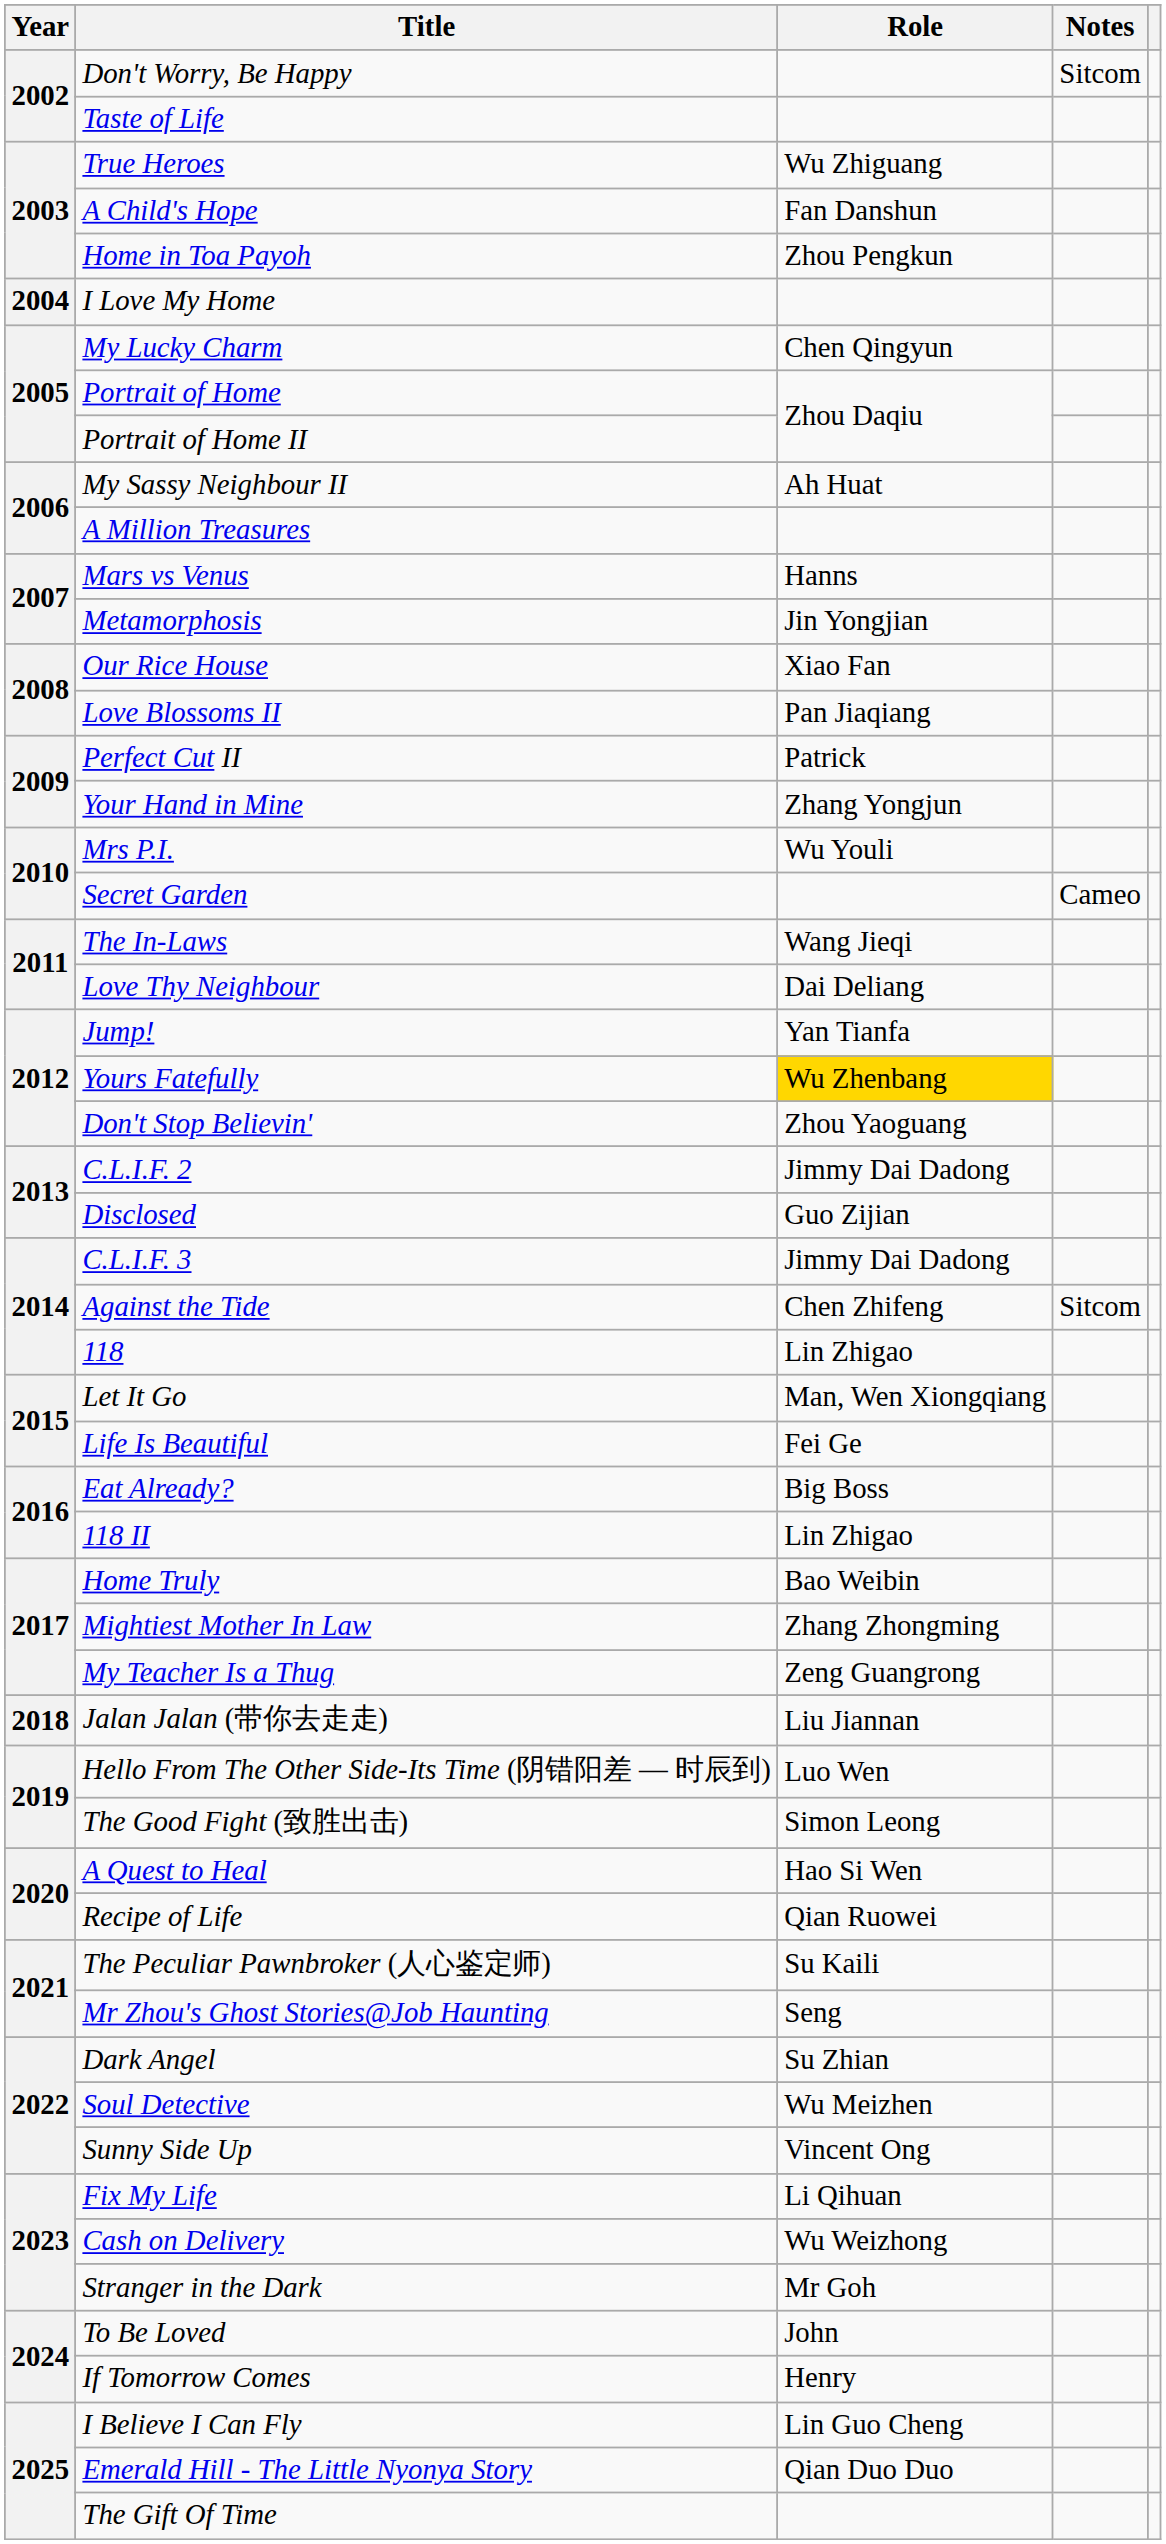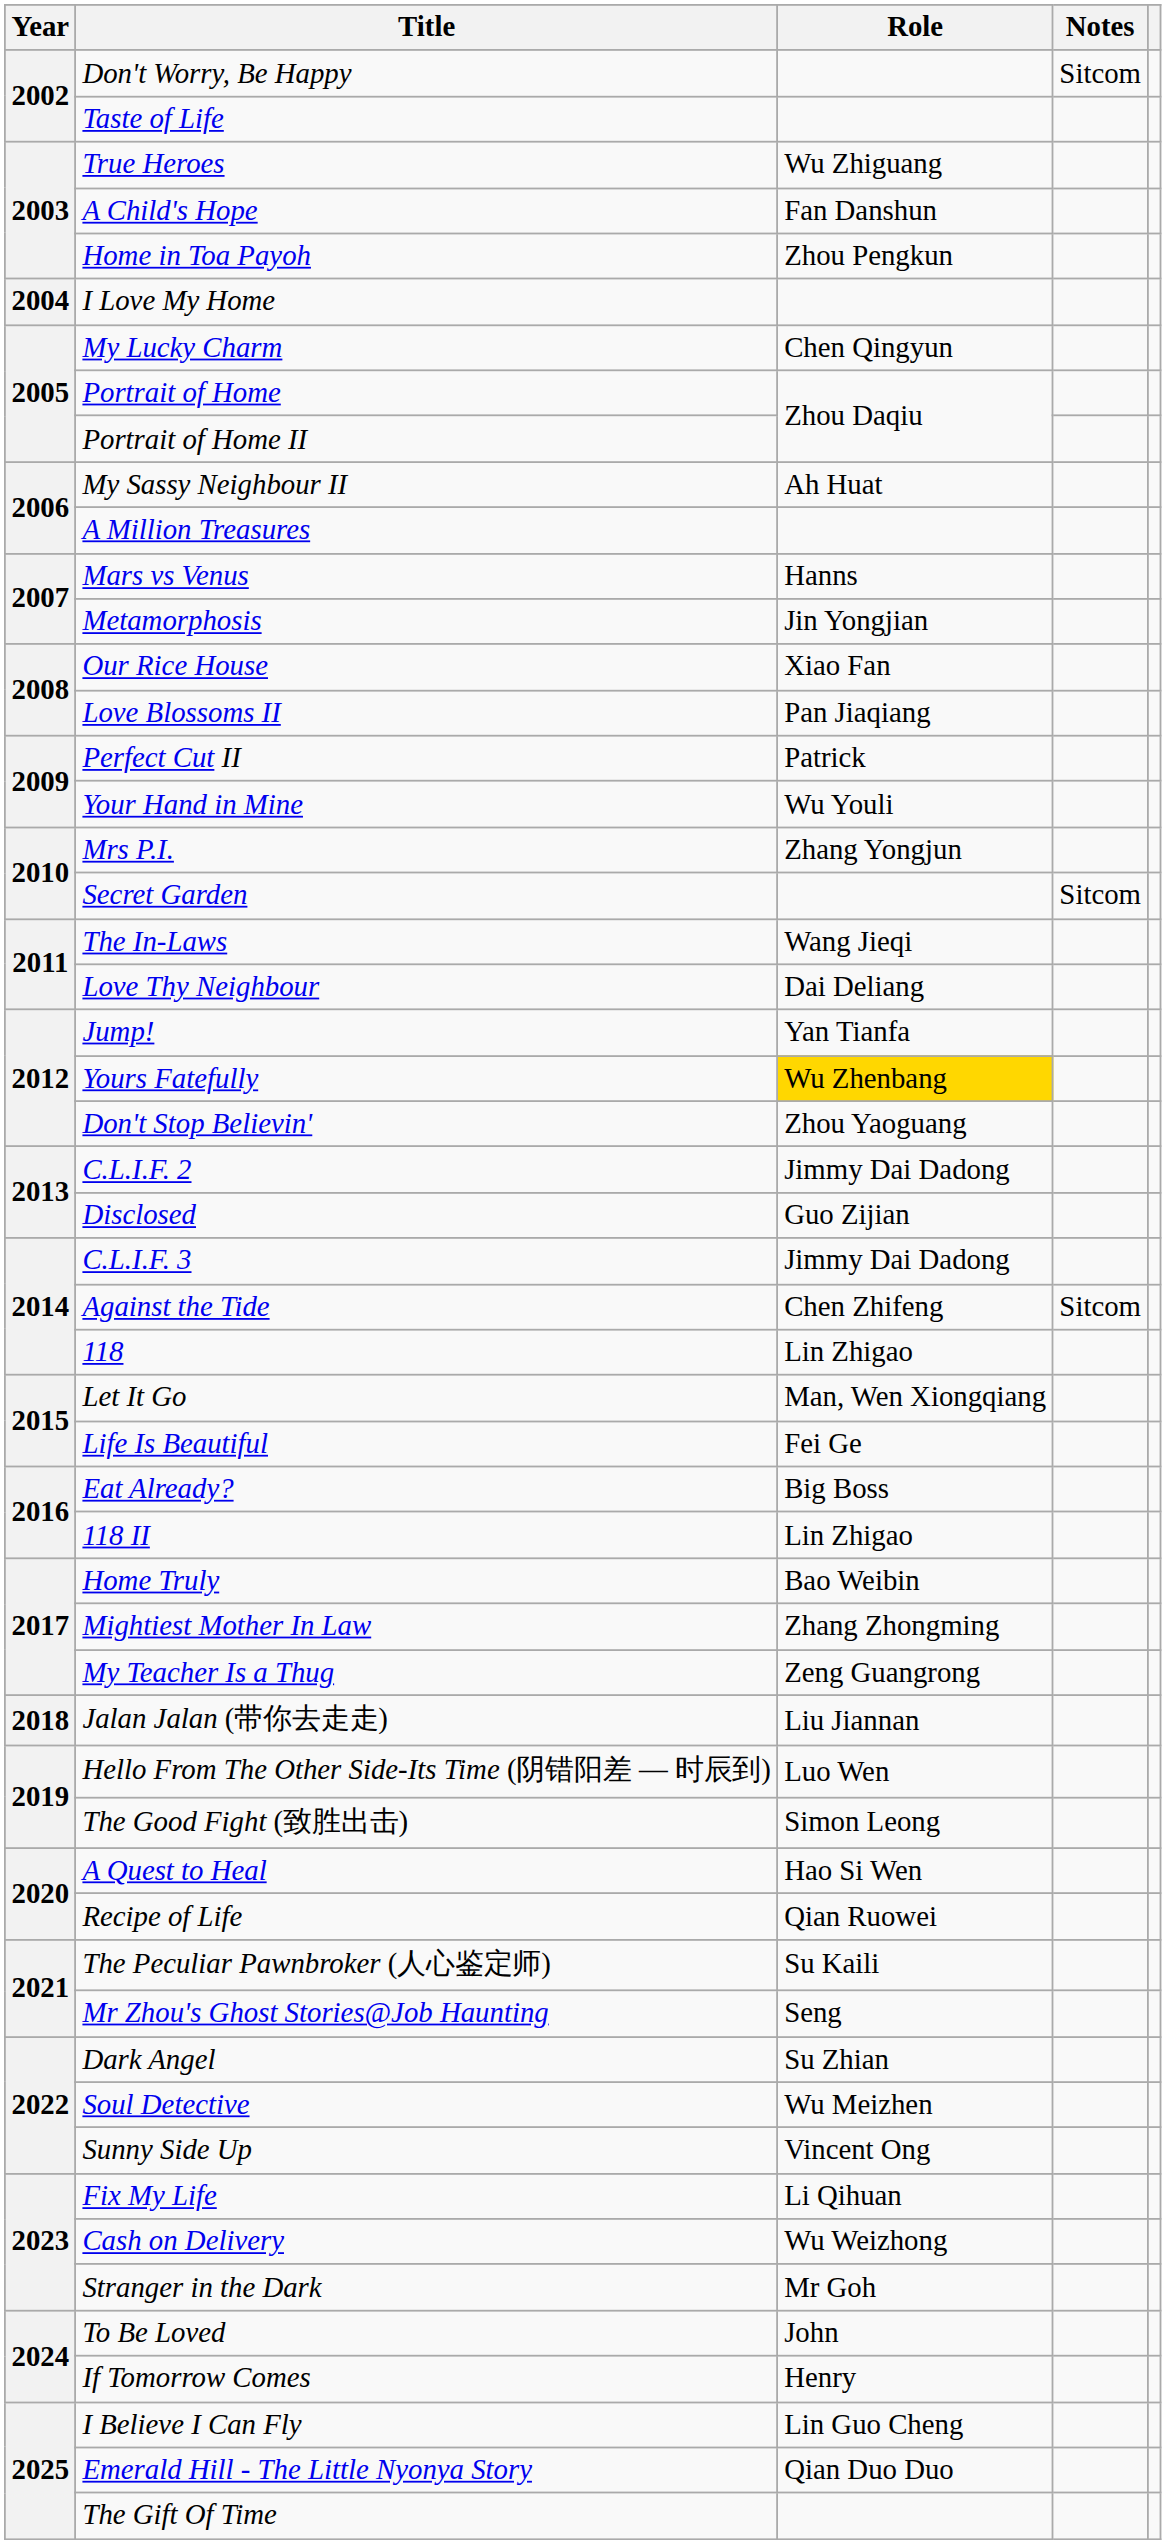(873, 803) Zhang Yongjun -> (839, 803) Wu Youli
(839, 849) Wu Youli -> (873, 849) Zhang Yongjun
(1100, 895) Cameo -> (1100, 895) Sitcom
